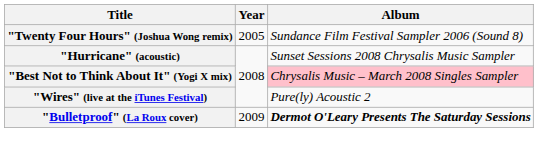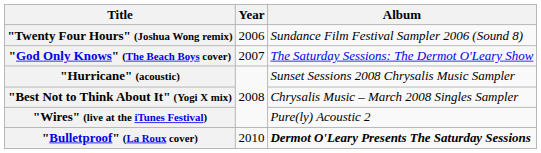(252, 35) 2005 -> (252, 35) 2006
+ row: (120, 55)
(394, 76) pink background -> (394, 96) no background
(252, 117) 2009 -> (252, 138) 2010
